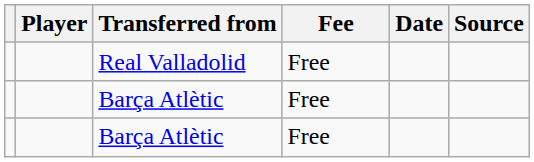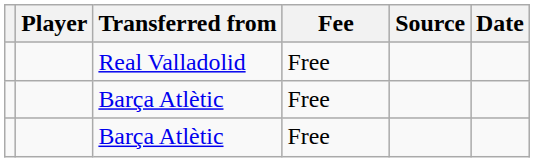columns swapped: (419, 23) <-> (489, 23)
